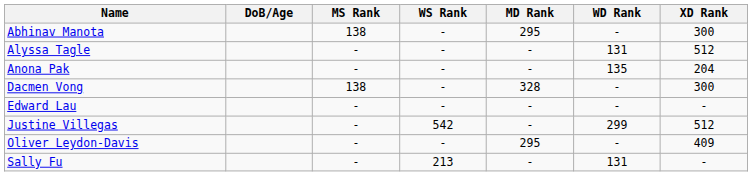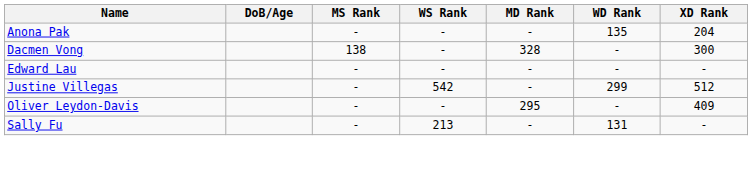- row: (56, 33)
- row: (49, 51)
